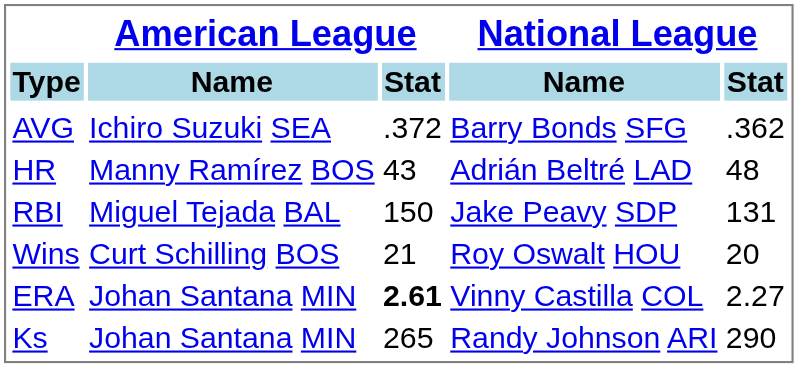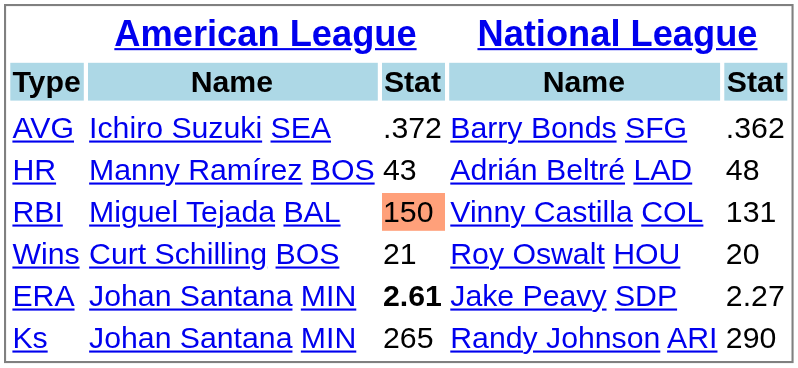(408, 212) no background -> (408, 212) lightsalmon background
(564, 212) Jake Peavy SDP -> (577, 212) Vinny Castilla COL
(577, 296) Vinny Castilla COL -> (564, 296) Jake Peavy SDP
